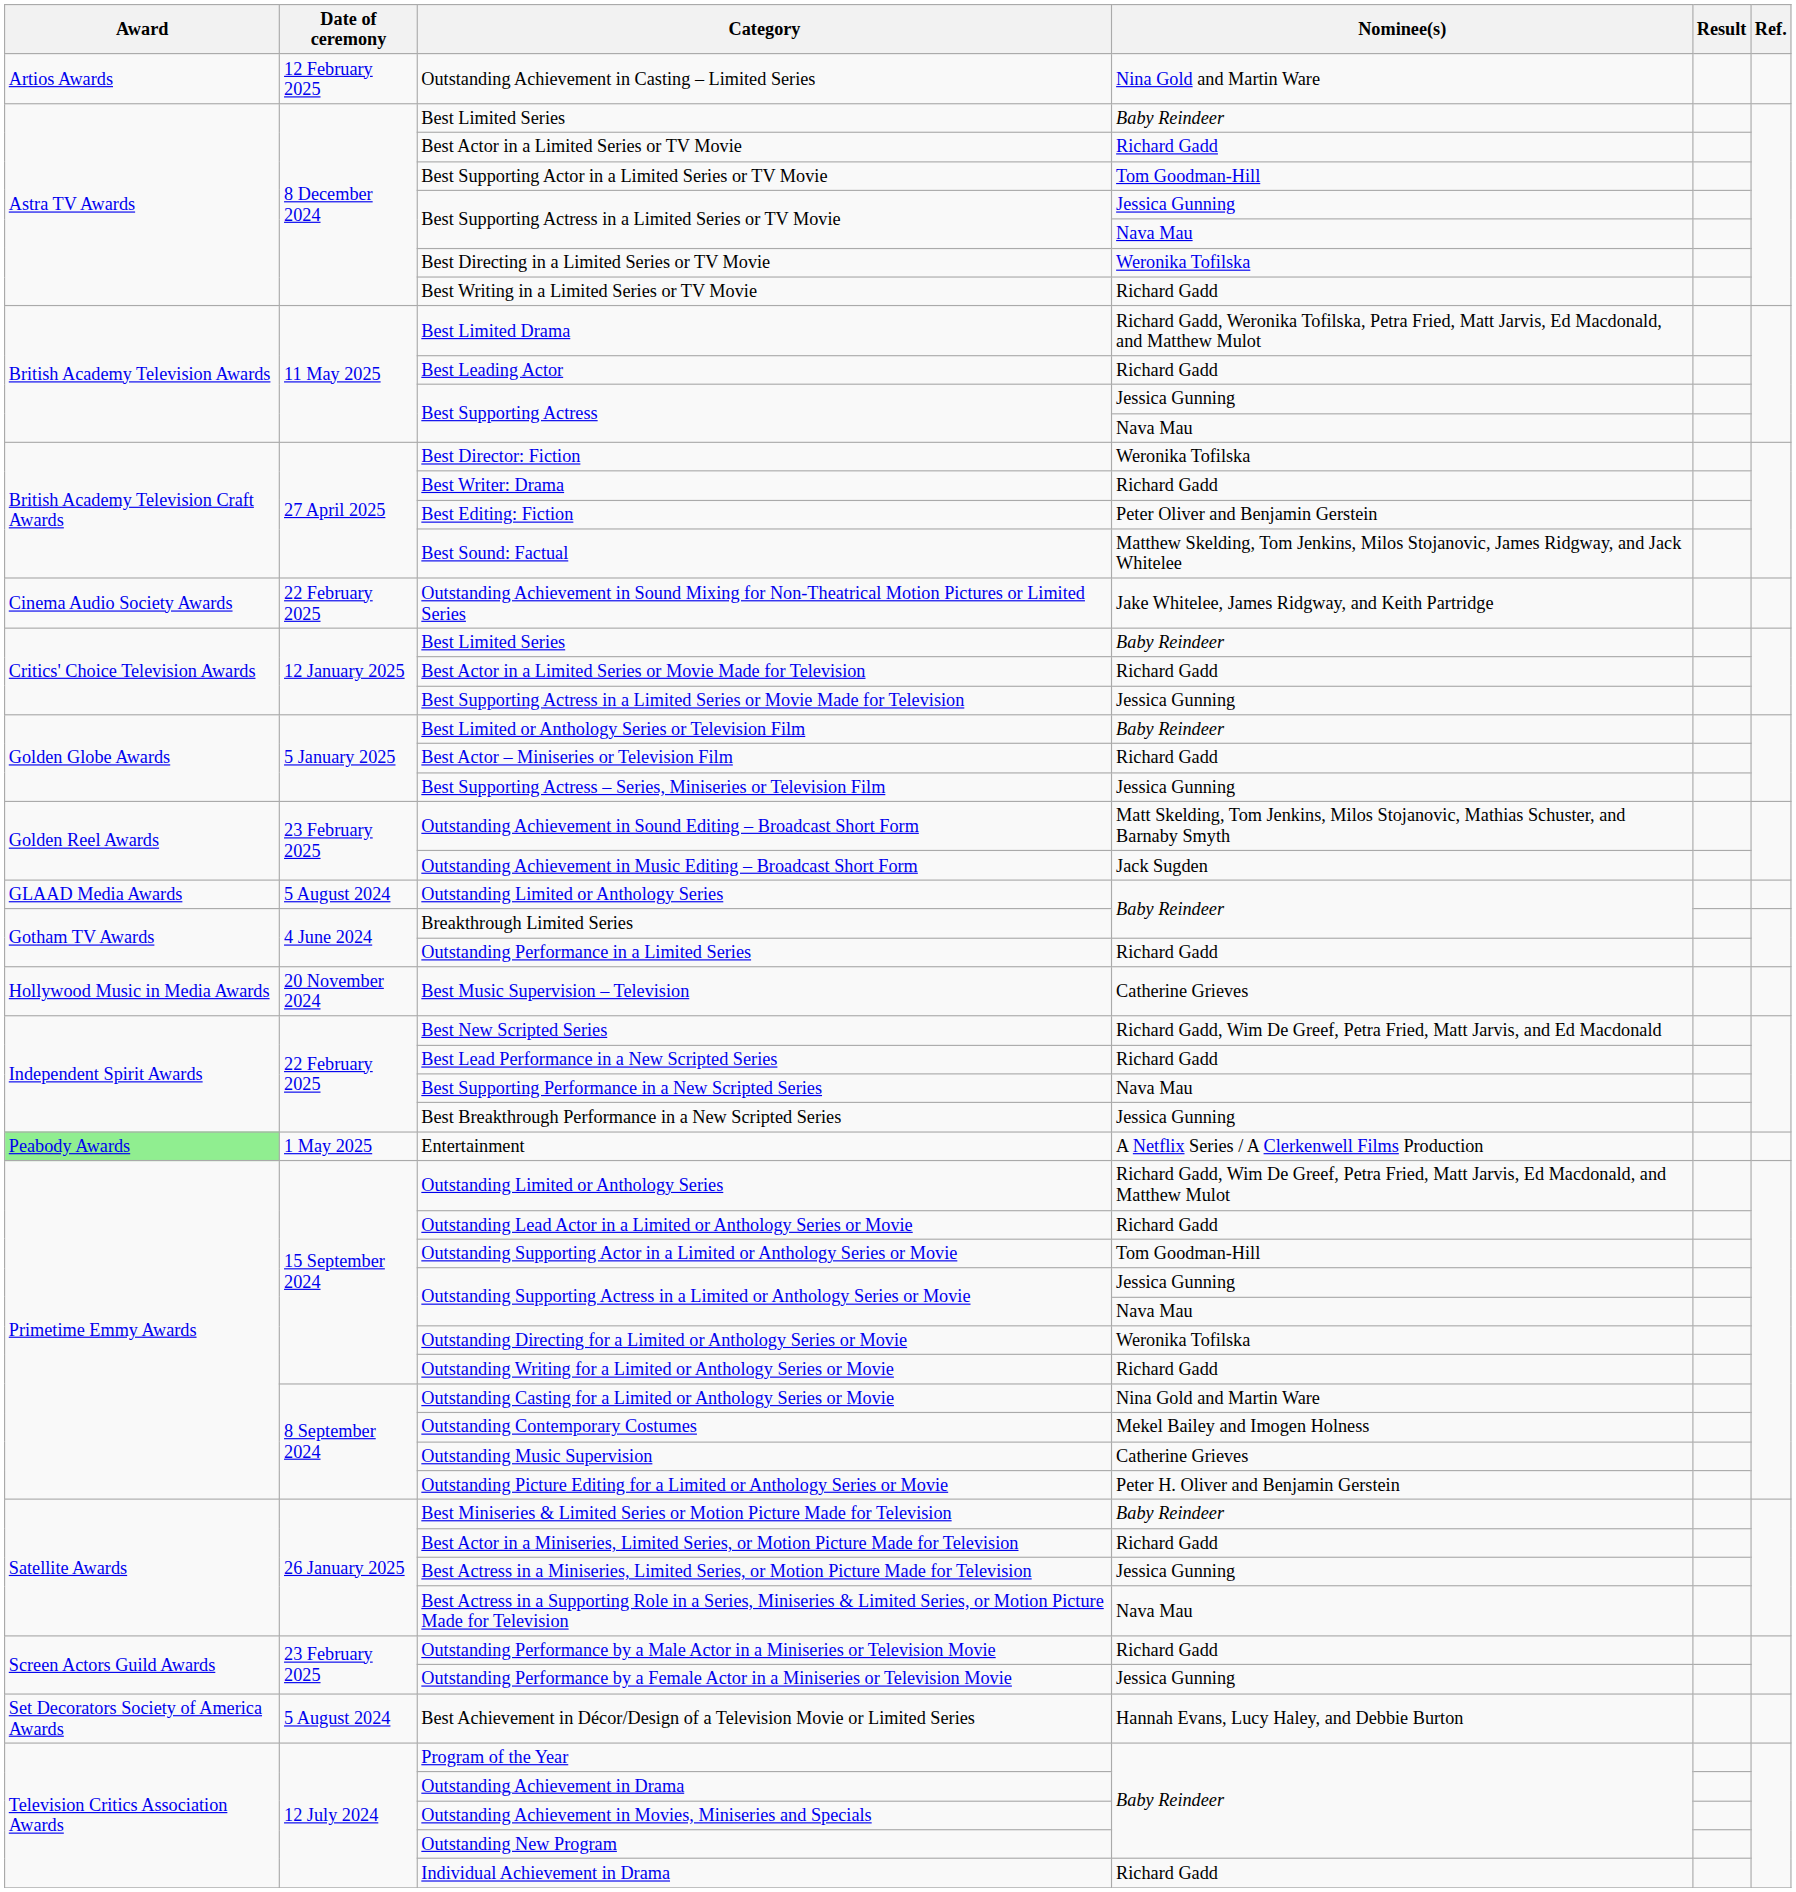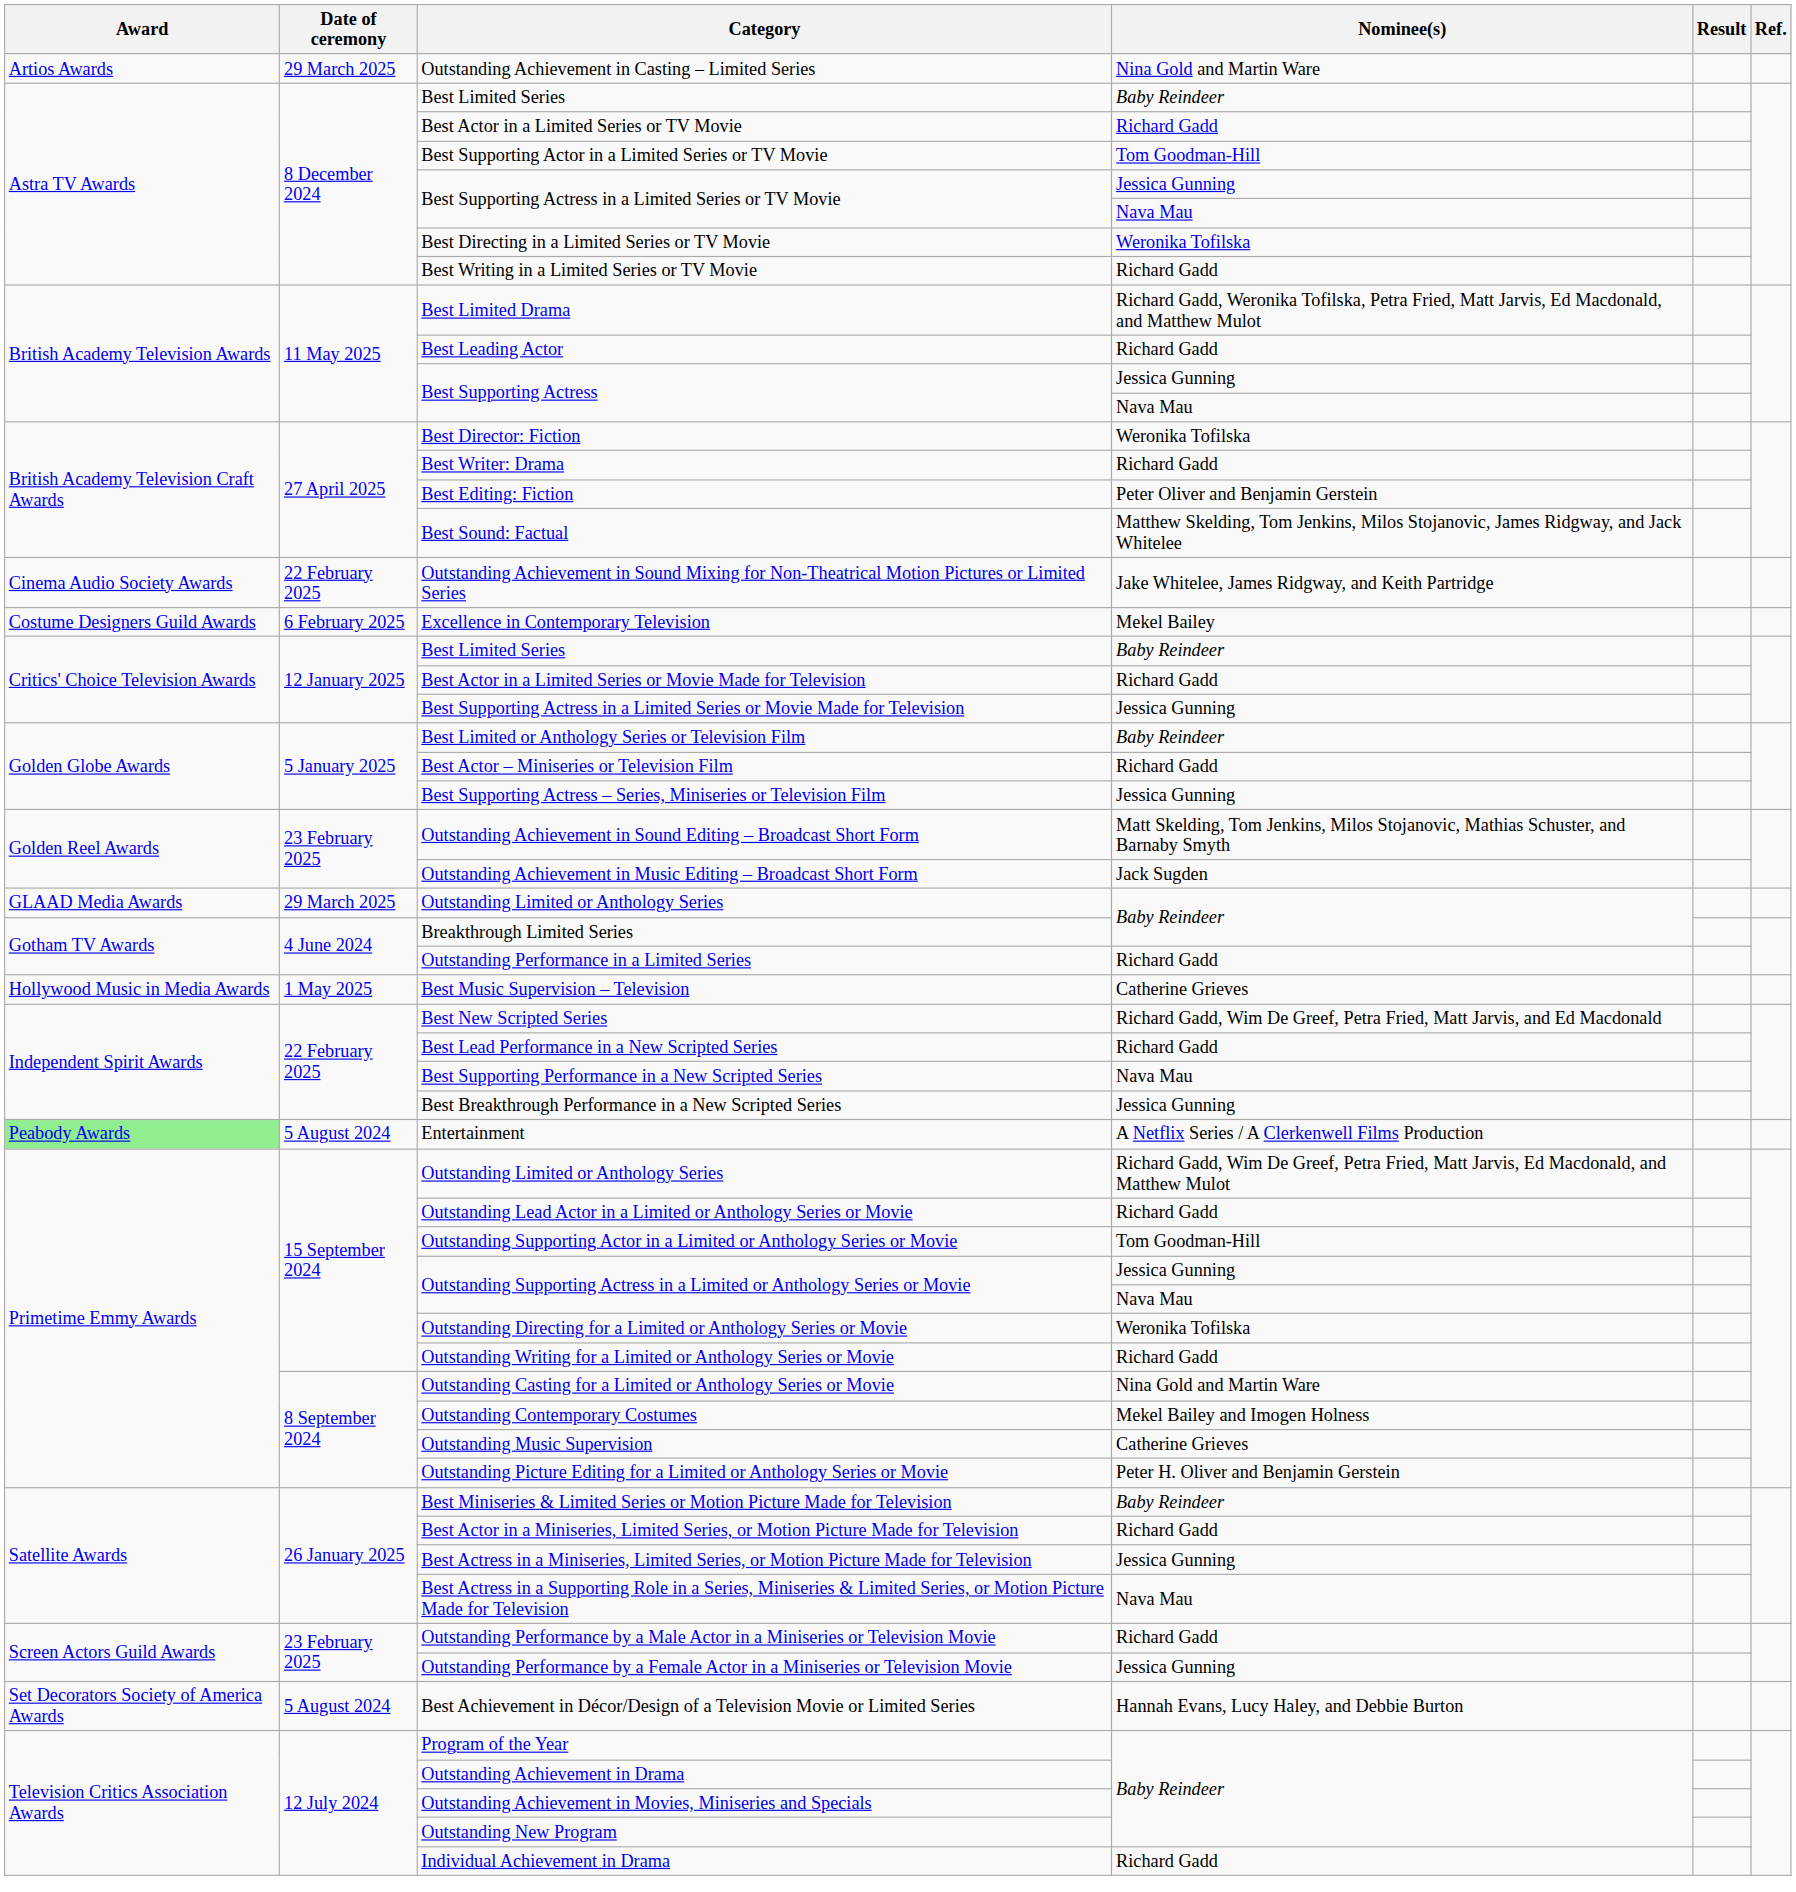(328, 78) 12 February 2025 -> (340, 68) 29 March 2025
+ row: (566, 621)
(337, 894) 5 August 2024 -> (340, 902) 29 March 2025
(334, 991) 20 November 2024 -> (328, 989) 1 May 2025
(328, 1146) 1 May 2025 -> (337, 1134) 5 August 2024
